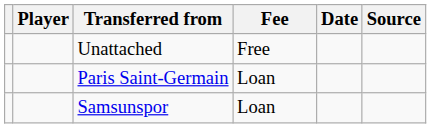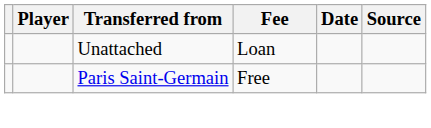(254, 48) Free -> (256, 48) Loan
(256, 78) Loan -> (254, 78) Free
- row: (123, 107)
